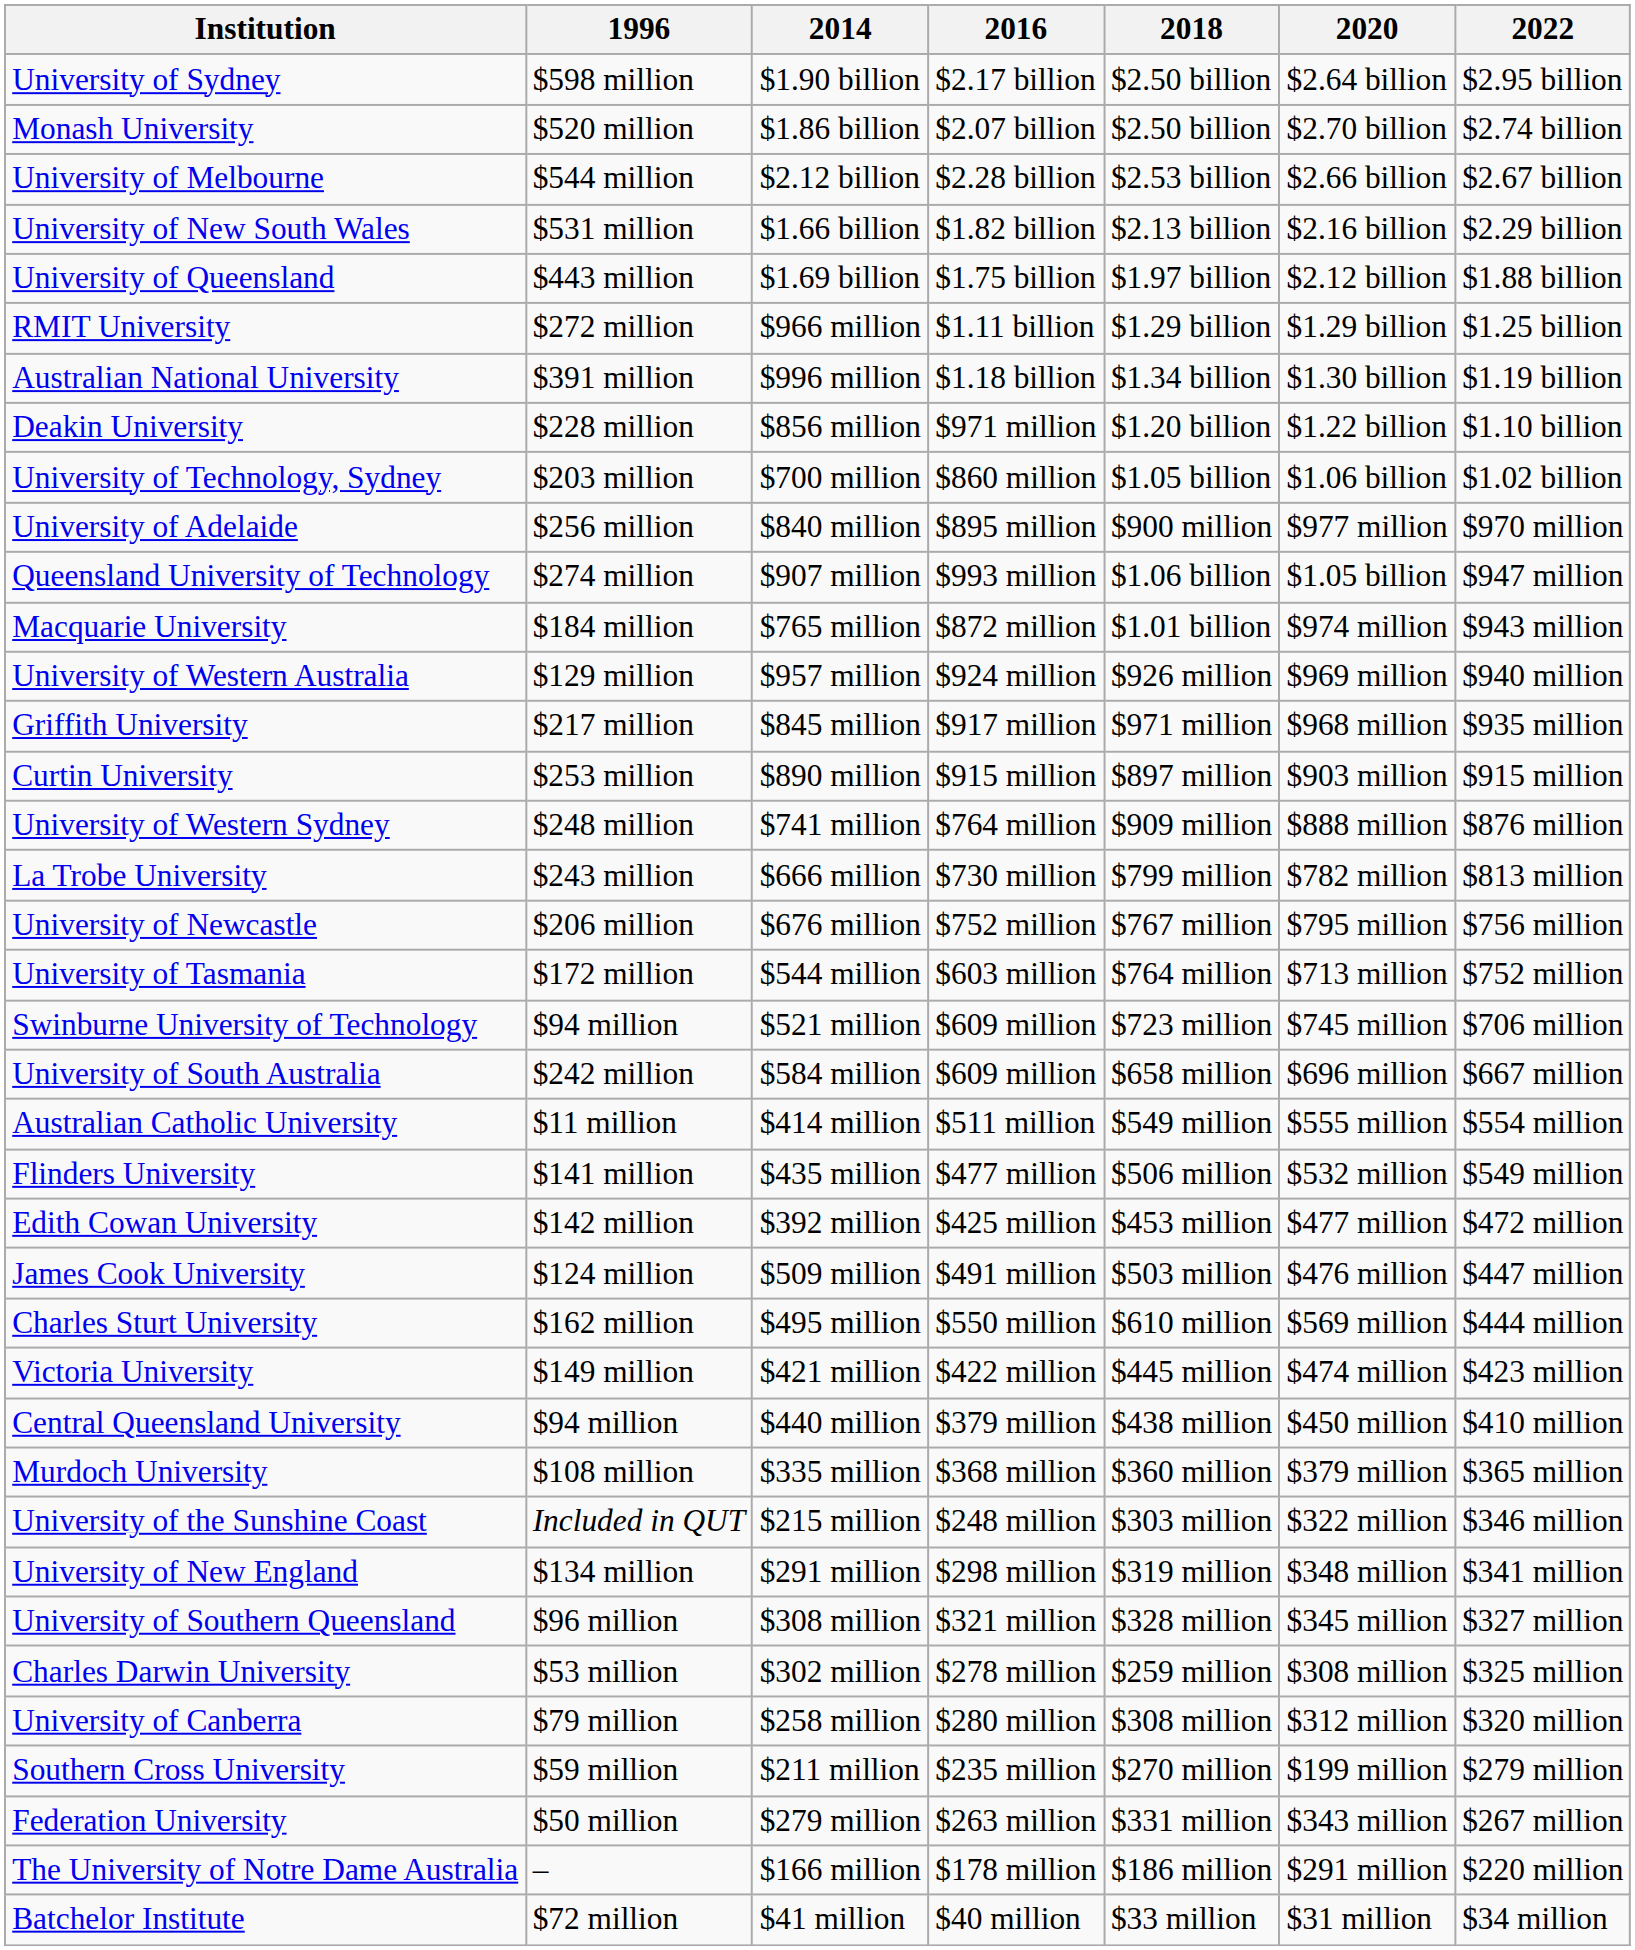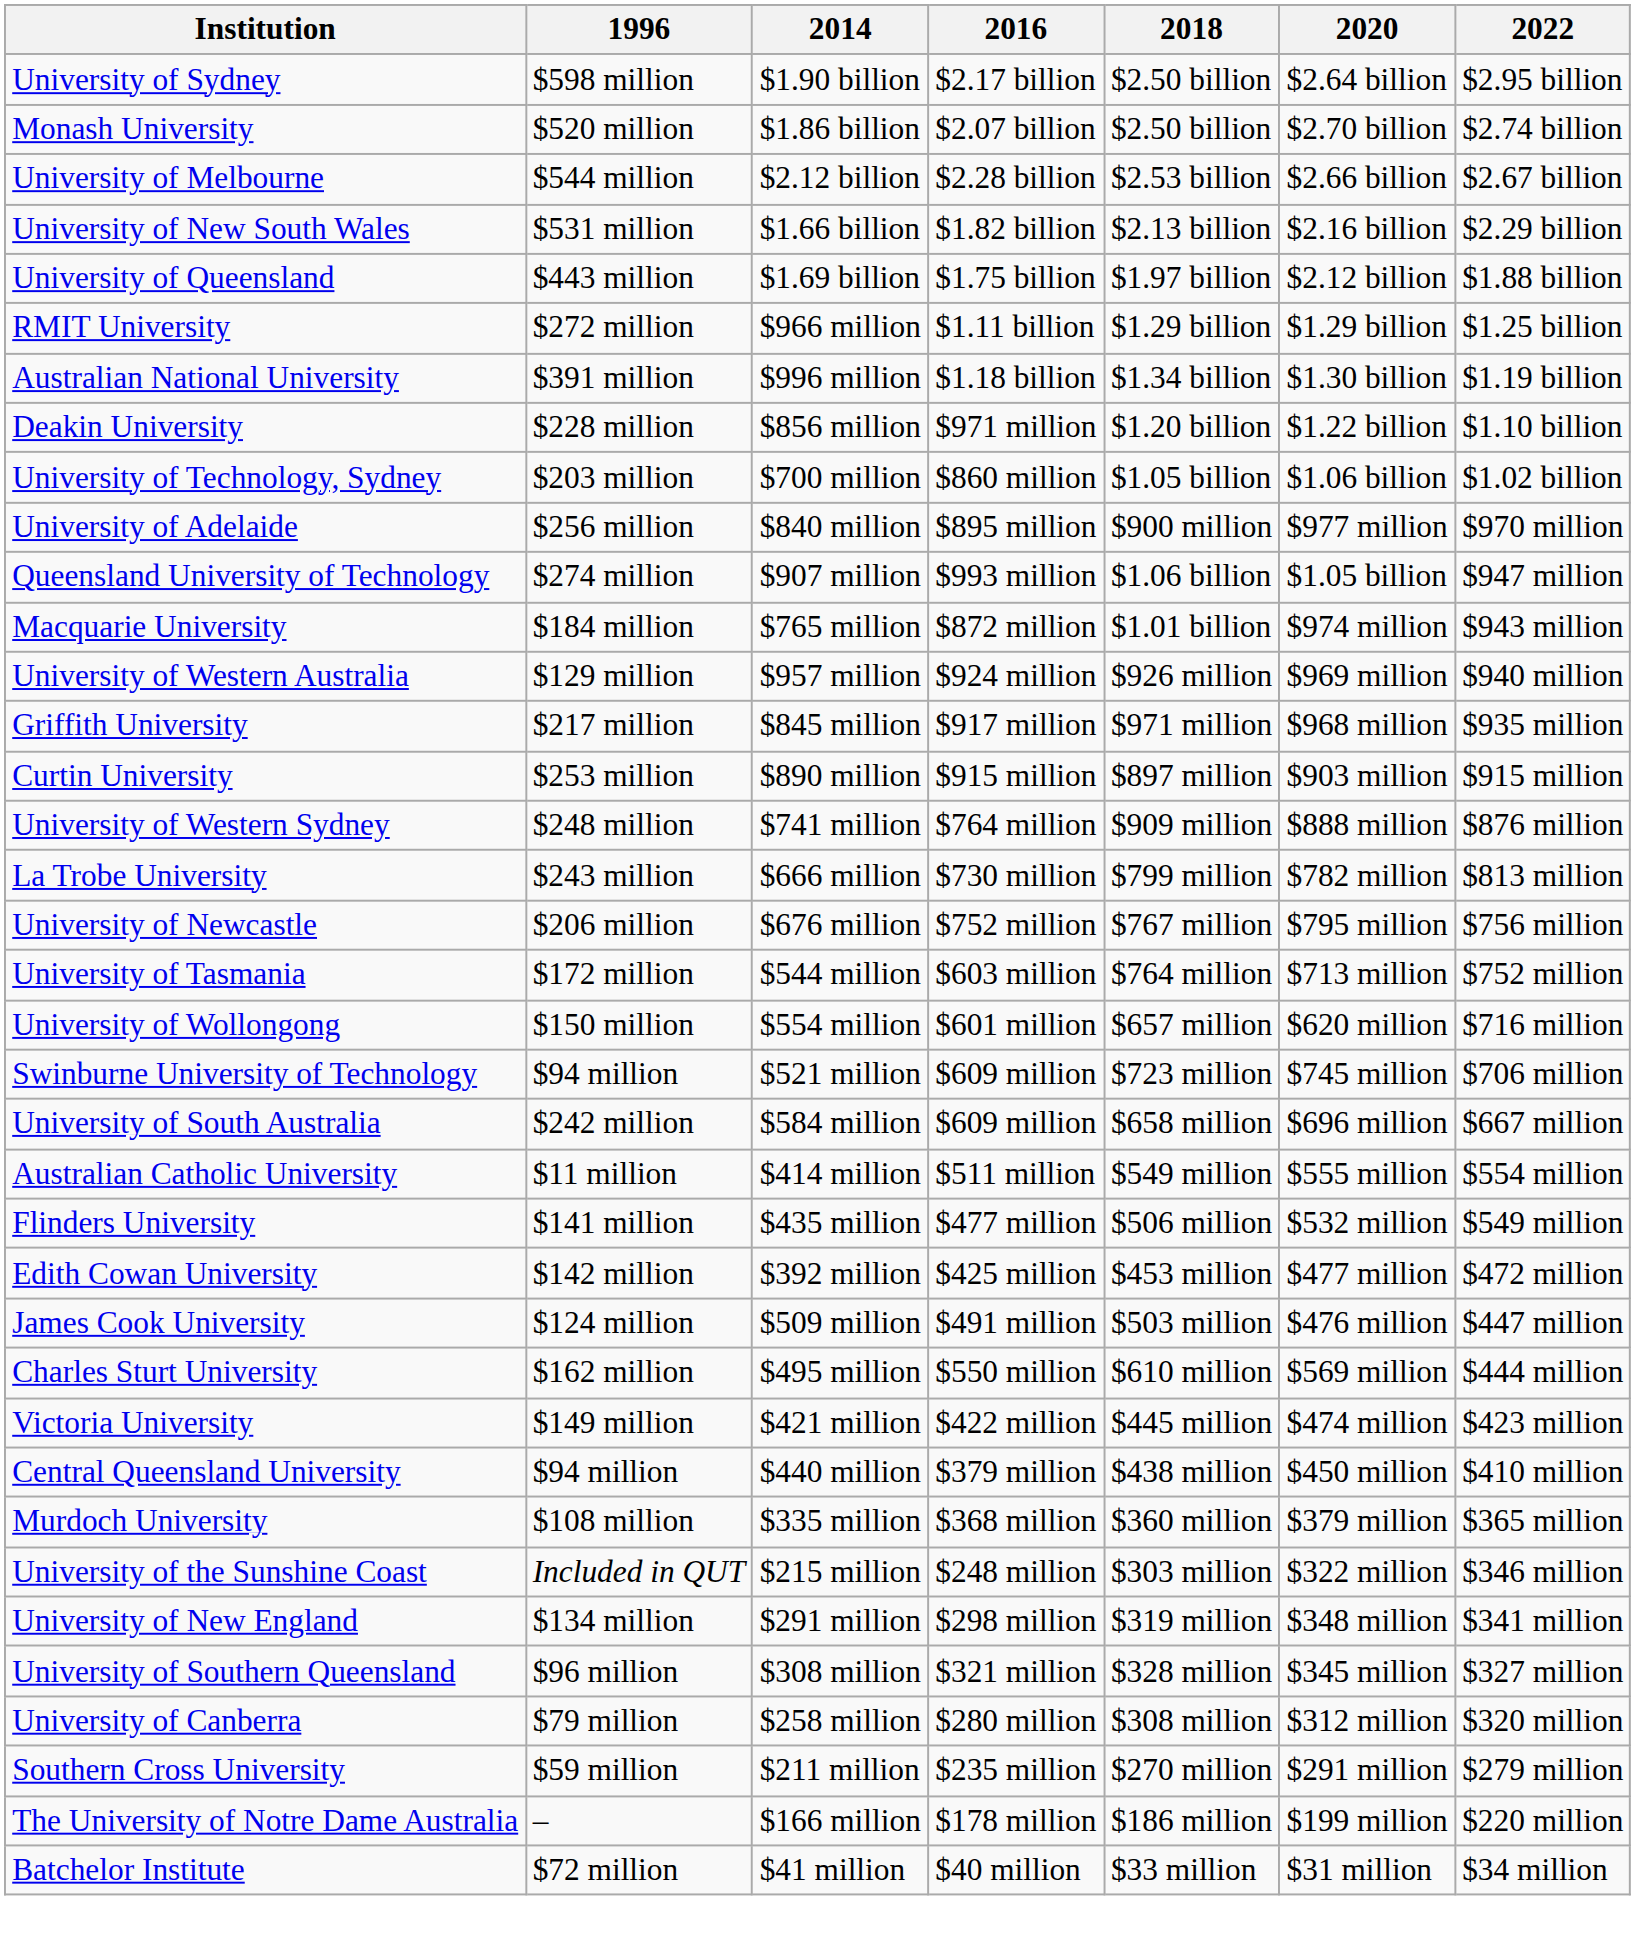+ row: (176, 1024)
- row: (181, 1670)
(1367, 1770) $199 million -> (1367, 1770) $291 million
- row: (149, 1819)
(1367, 1869) $291 million -> (1367, 1819) $199 million
